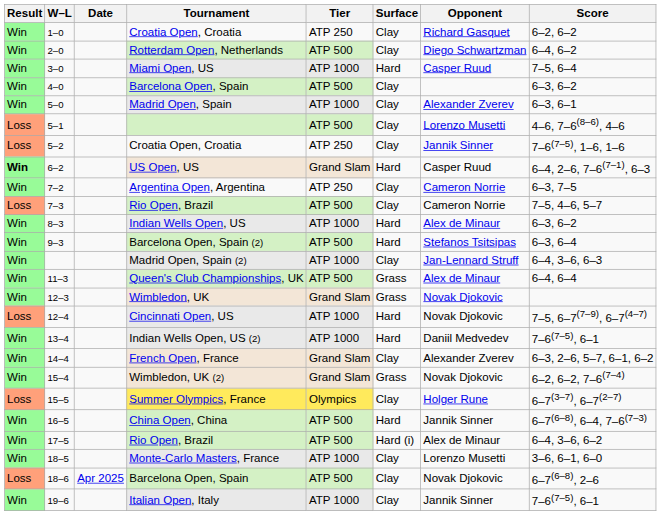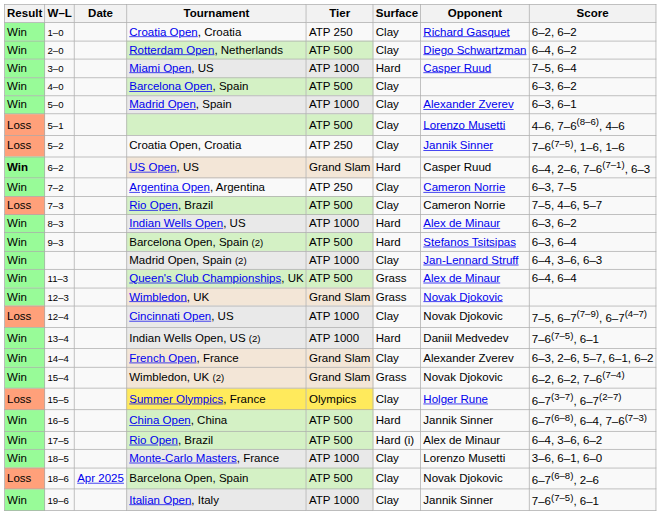(388, 316) Hard -> (387, 316) Clay
